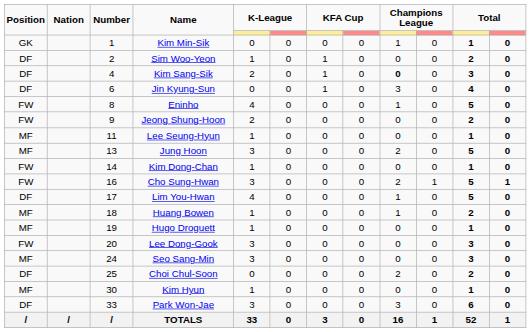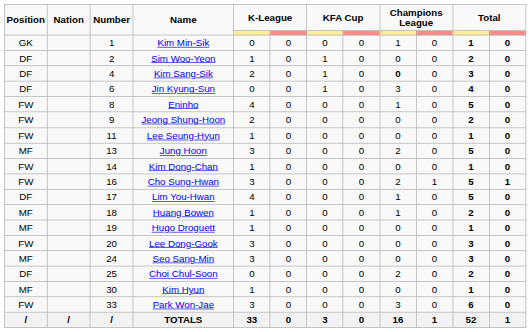(26, 135) MF -> (26, 135) FW
(26, 305) DF -> (26, 305) FW
